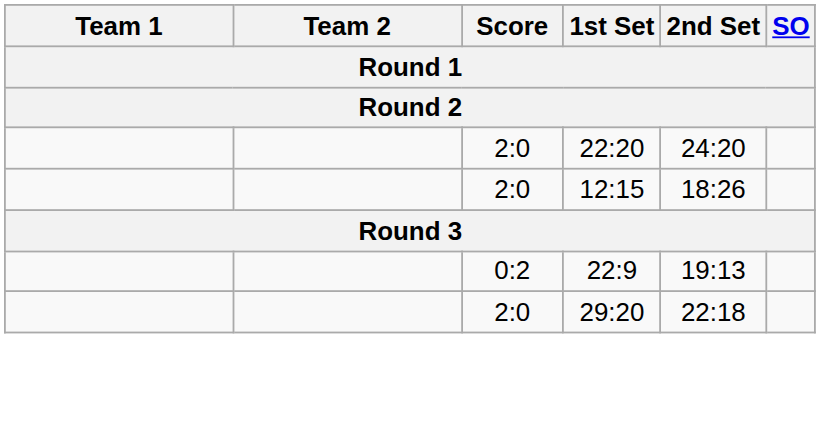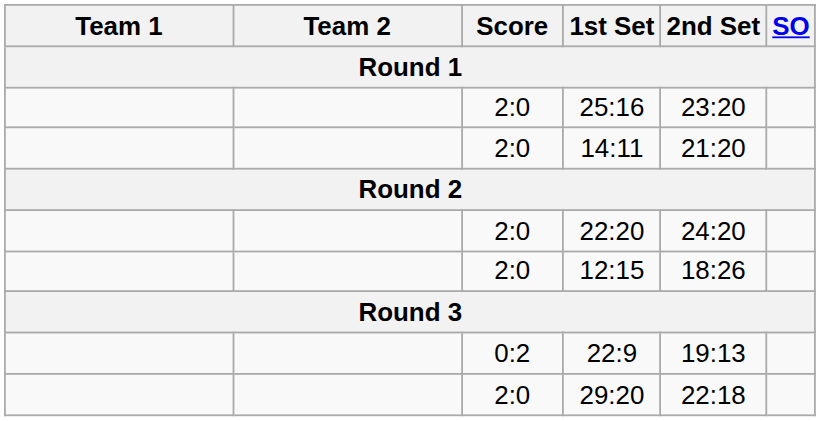+ row: (612, 108)
+ row: (612, 149)
